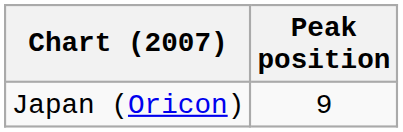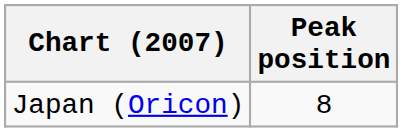(324, 105) 9 -> (324, 105) 8
